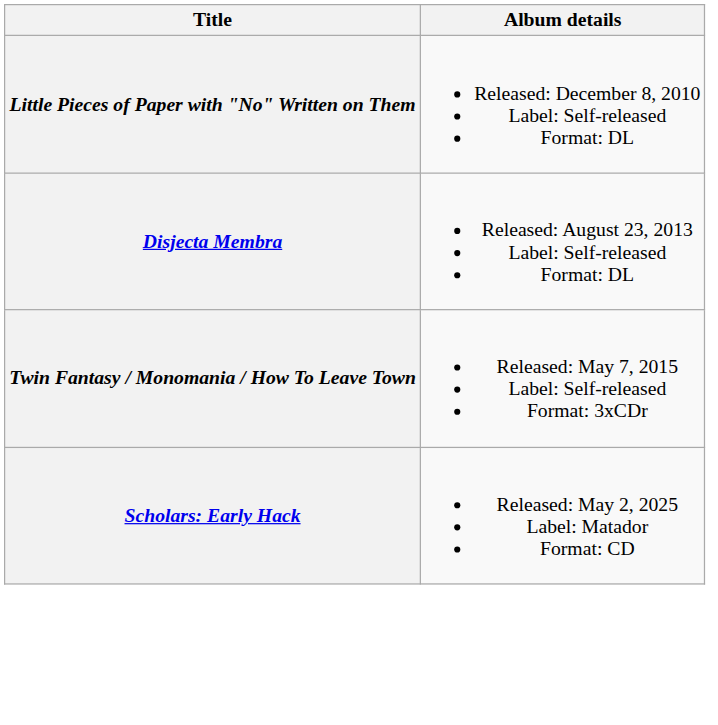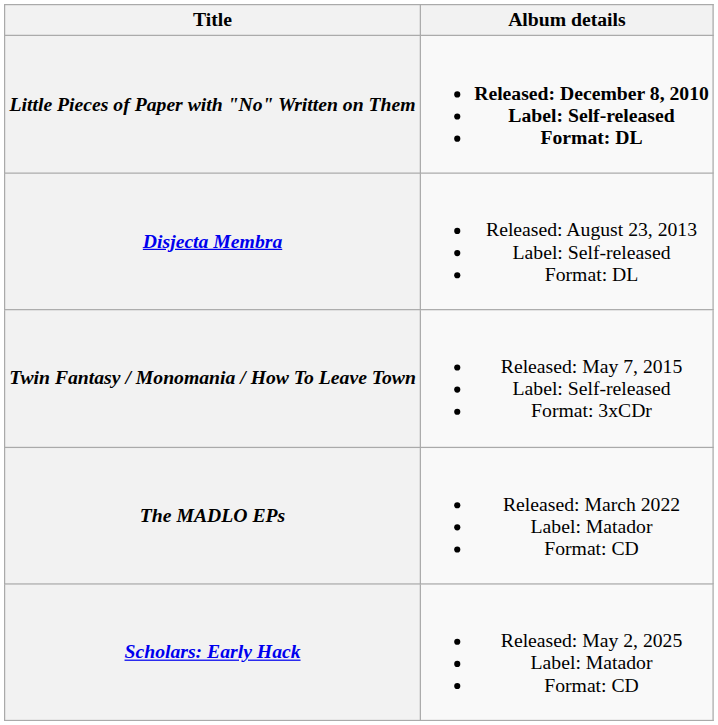(563, 115) normal -> (567, 115) bold
+ row: (213, 515)
